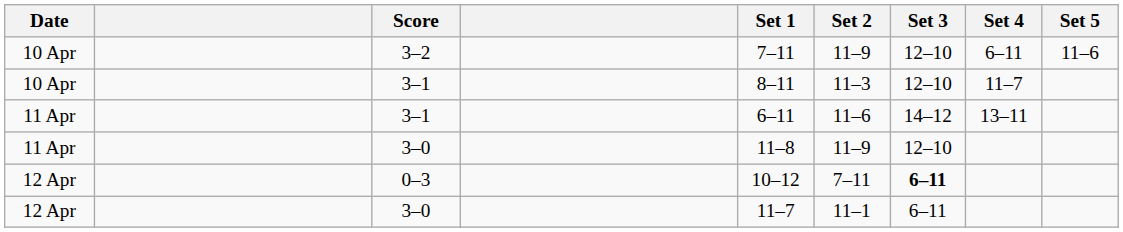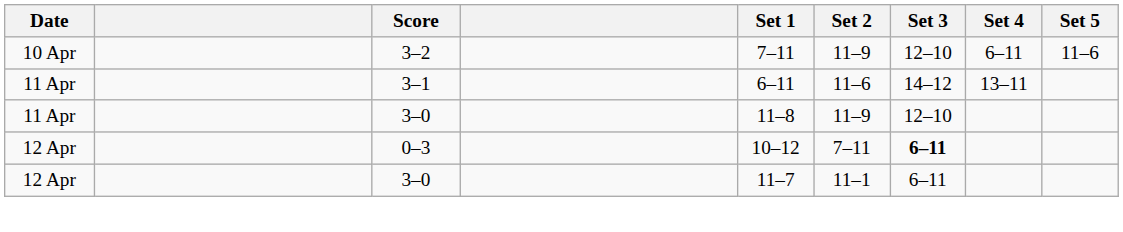- row: (49, 84)
